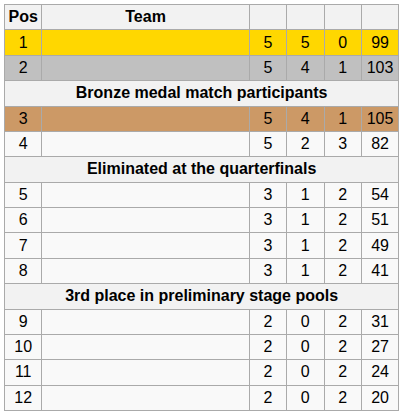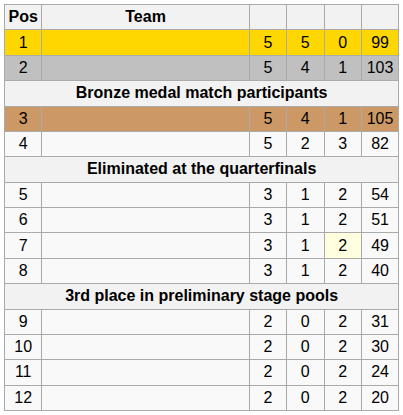(343, 245) no background -> (343, 245) lightyellow background
(380, 270) 41 -> (380, 270) 40
(380, 347) 27 -> (380, 347) 30
